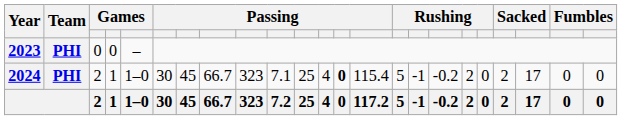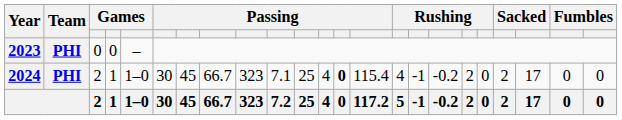(400, 76) 5 -> (400, 76) 4
